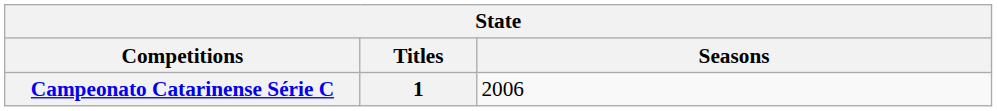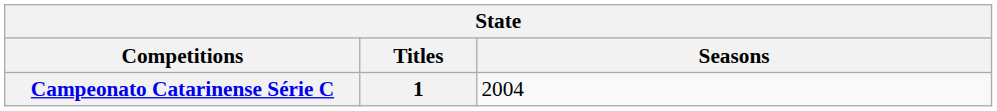(503, 88) 2006 -> (503, 88) 2004
